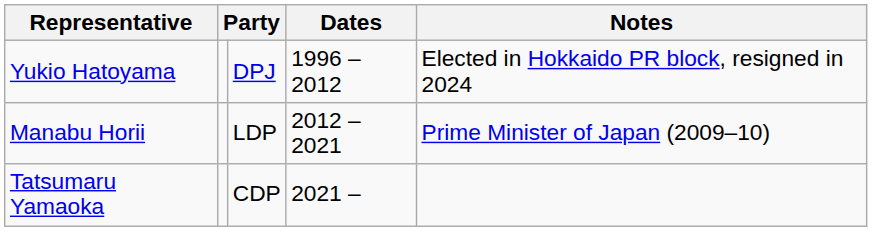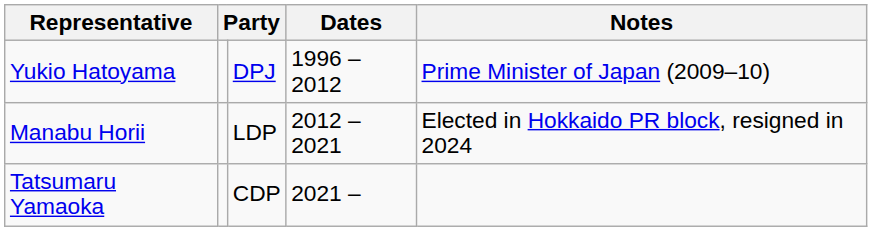(632, 71) Elected in Hokkaido PR block, resigned in 2024 -> (596, 71) Prime Minister of Japan (2009–10)
(596, 132) Prime Minister of Japan (2009–10) -> (632, 132) Elected in Hokkaido PR block, resigned in 2024
